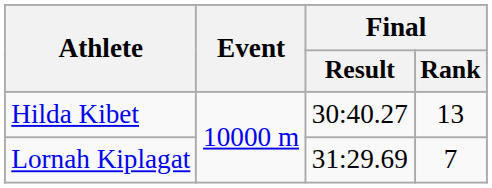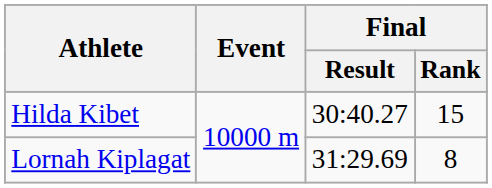(450, 114) 13 -> (450, 114) 15
(450, 159) 7 -> (450, 159) 8
